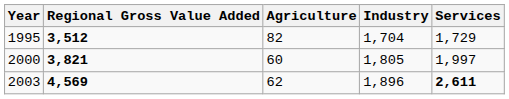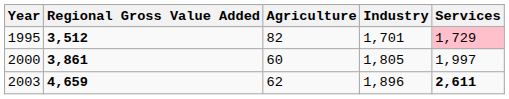(384, 38) 1,704 -> (384, 38) 1,701
(456, 38) no background -> (456, 38) pink background
(68, 60) 3,821 -> (68, 60) 3,861
(68, 82) 4,569 -> (68, 82) 4,659
